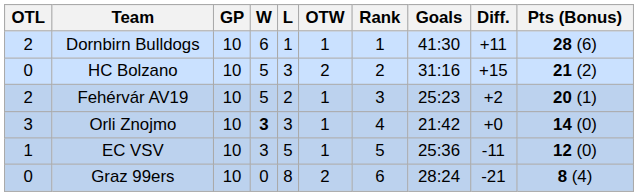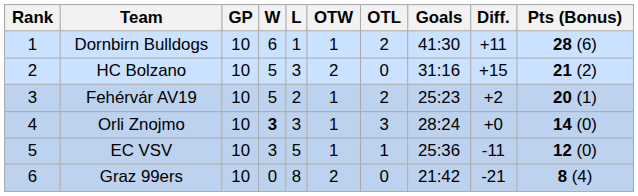columns swapped: (380, 17) <-> (28, 17)
(439, 124) 21:42 -> (439, 124) 28:24
(439, 177) 28:24 -> (439, 177) 21:42
